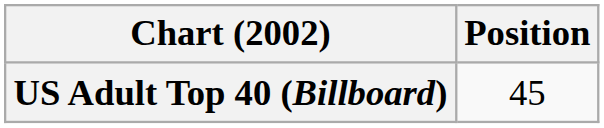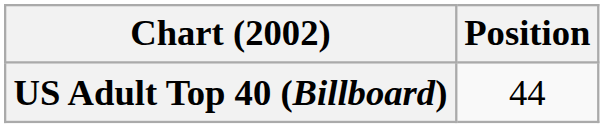(527, 91) 45 -> (527, 91) 44
